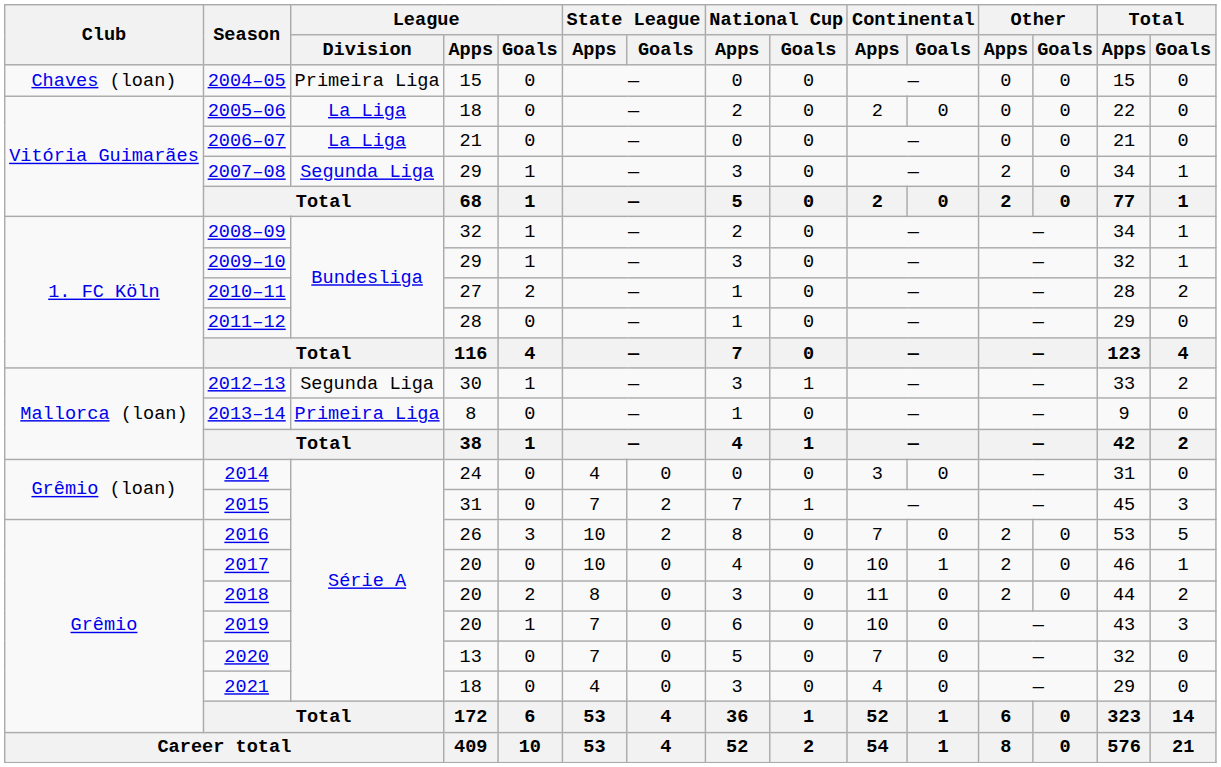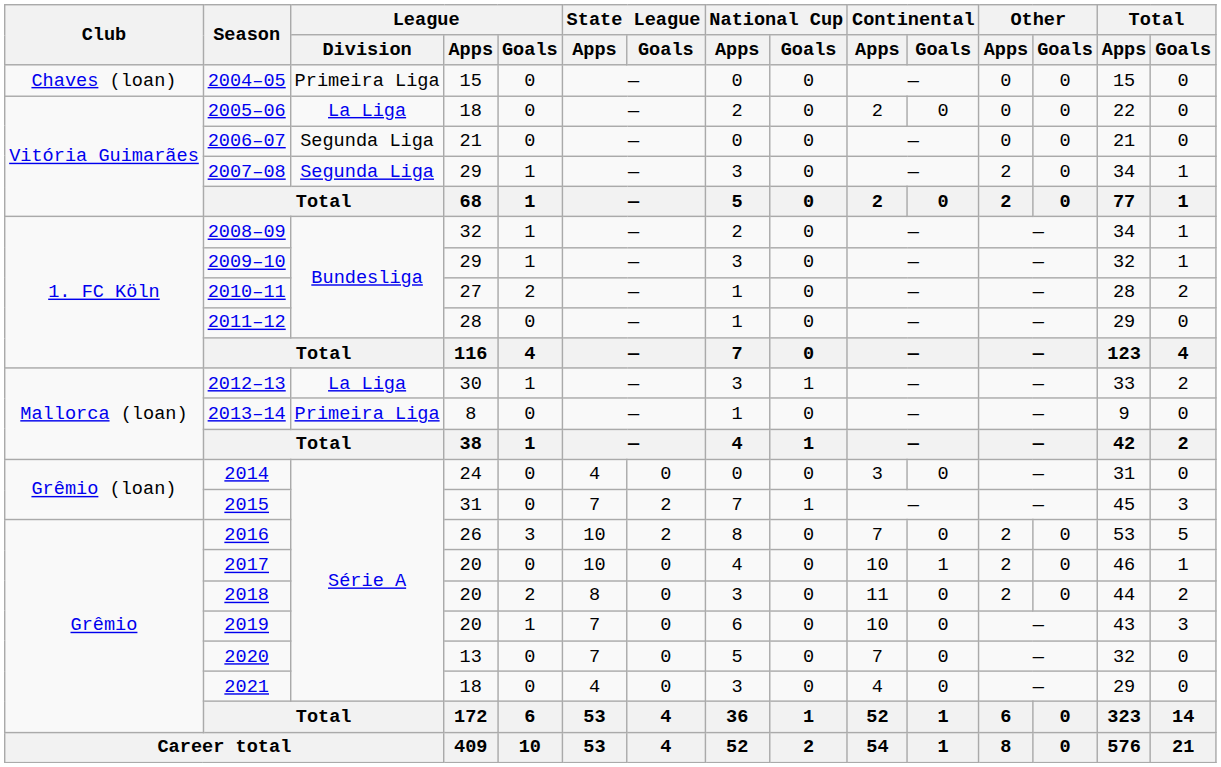(367, 141) La Liga -> (367, 141) Segunda Liga
(367, 383) Segunda Liga -> (367, 383) La Liga
